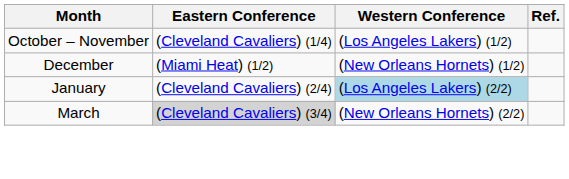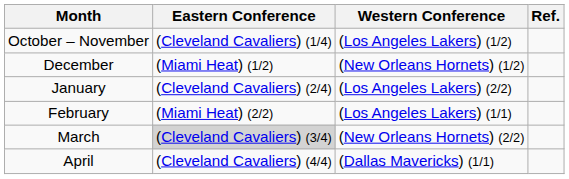(425, 88) lightblue background -> (425, 88) no background
+ row: (79, 112)
+ row: (79, 161)
